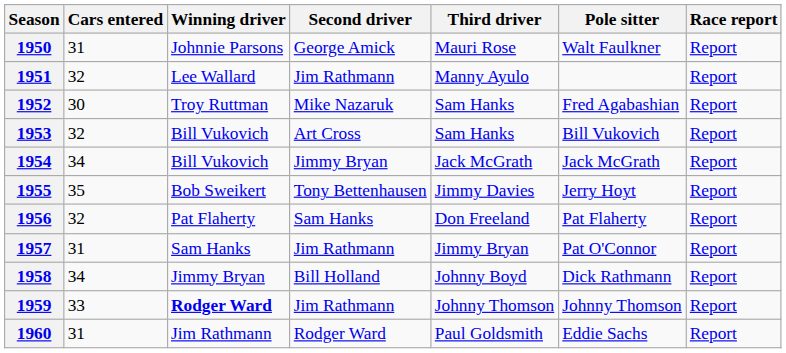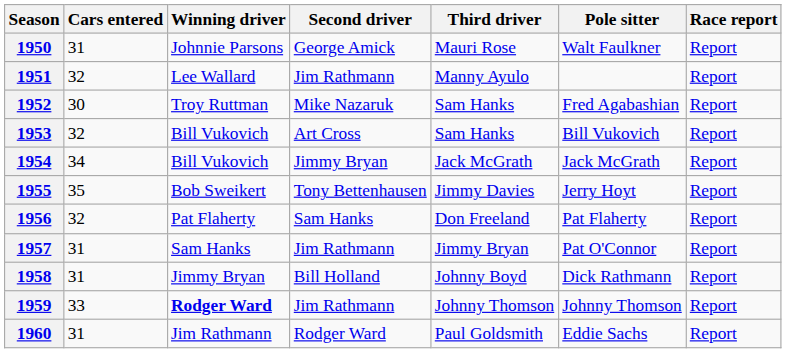(76, 276) 34 -> (76, 276) 31
